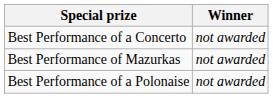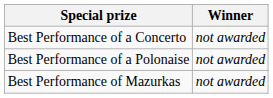rows swapped: (94, 59) <-> (98, 81)
